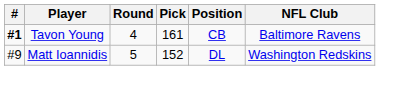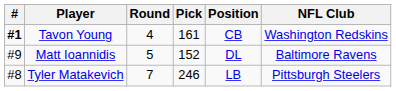(310, 34) Baltimore Ravens -> (326, 34) Washington Redskins
(310, 55) Washington Redskins -> (326, 55) Baltimore Ravens
+ row: (76, 75)
